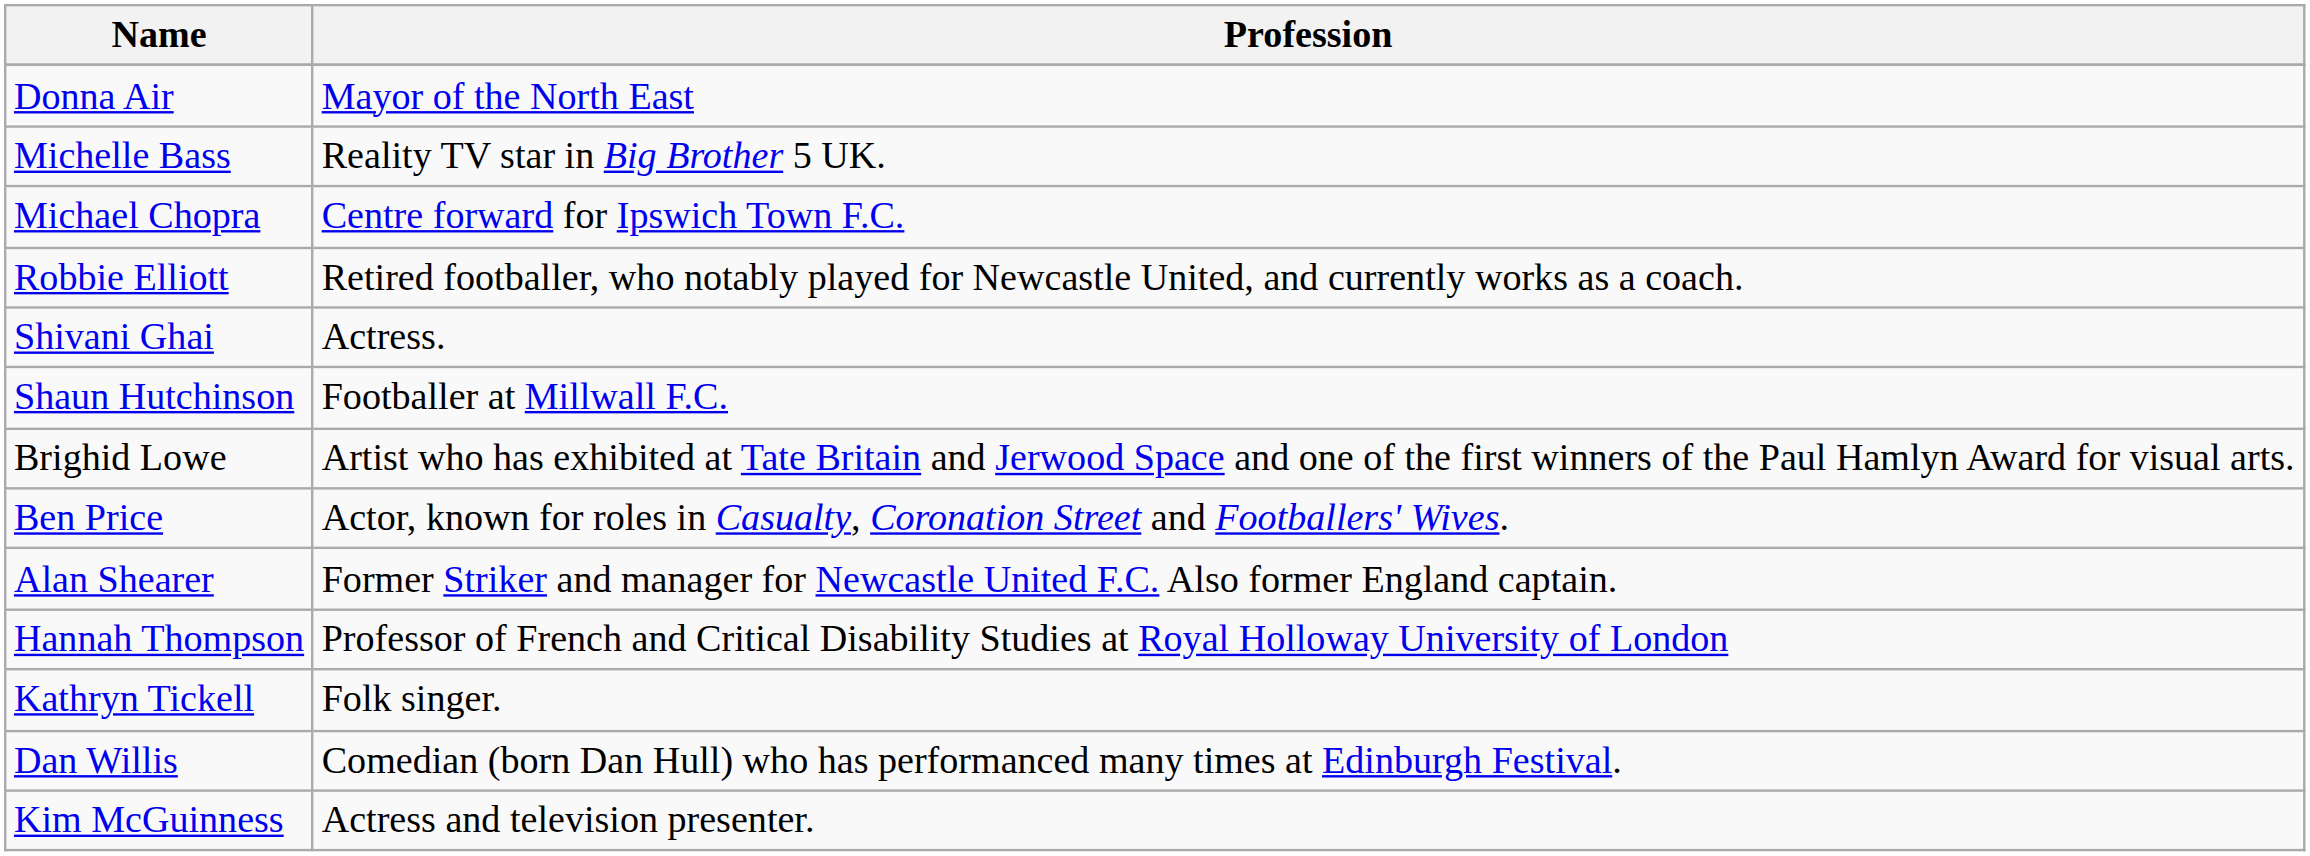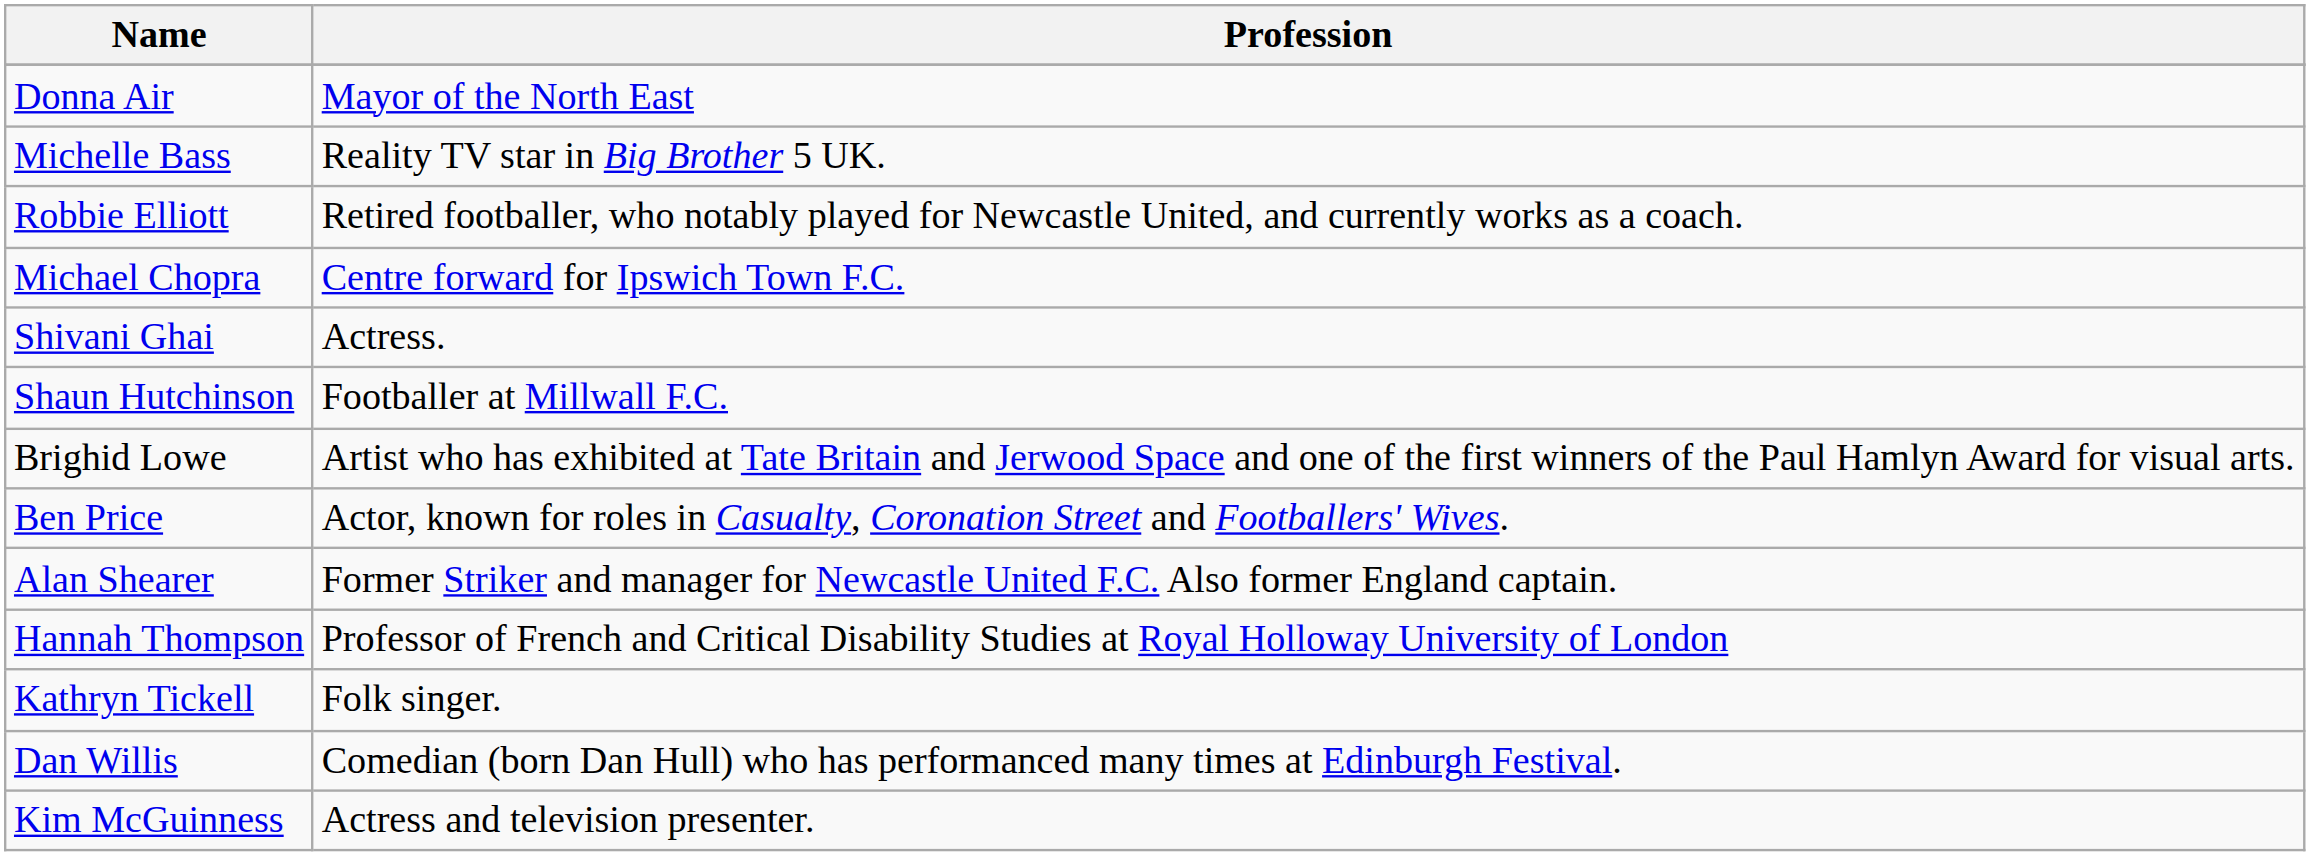rows swapped: (137, 215) <-> (121, 276)
